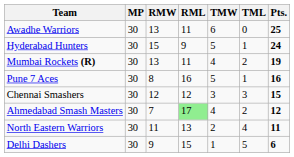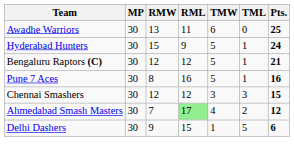+ row: (54, 62)
- row: (51, 62)
- row: (55, 128)
